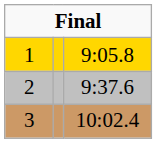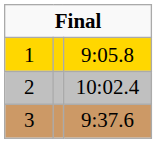(107, 87) 9:37.6 -> (107, 87) 10:02.4
(107, 120) 10:02.4 -> (107, 120) 9:37.6
